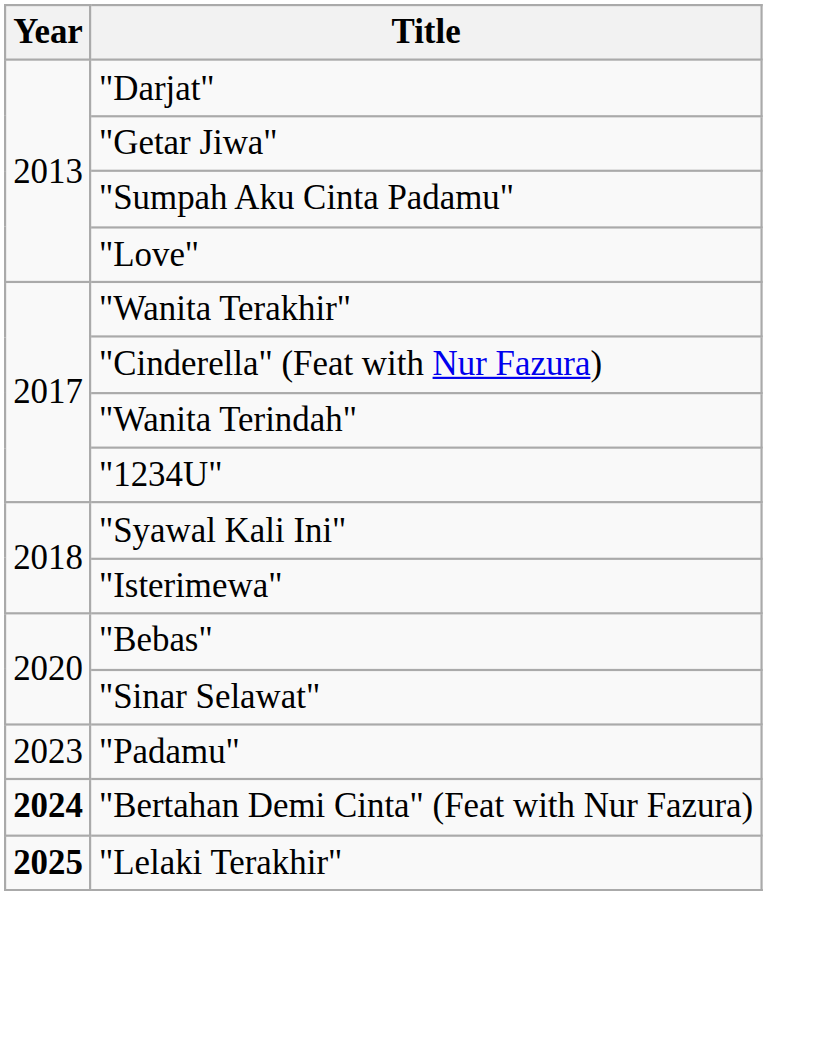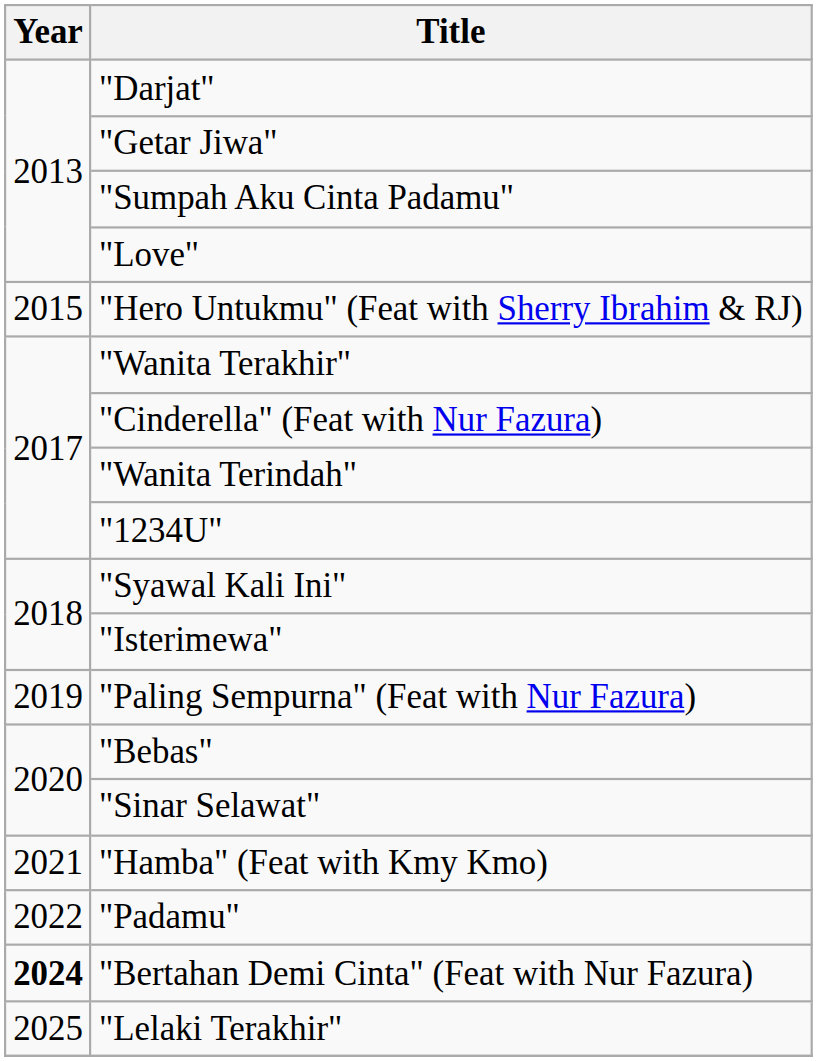+ row: (451, 308)
+ row: (398, 695)
+ row: (323, 861)
(48, 751) 2023 -> (48, 917) 2022
(48, 861) bold -> (48, 1027) normal
